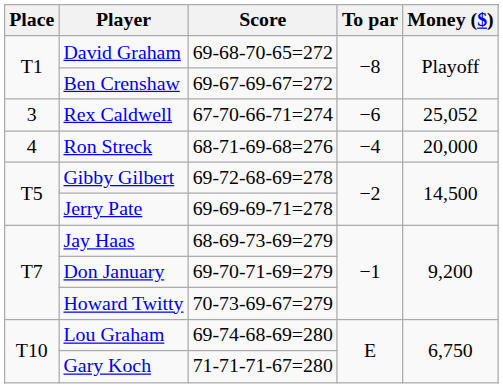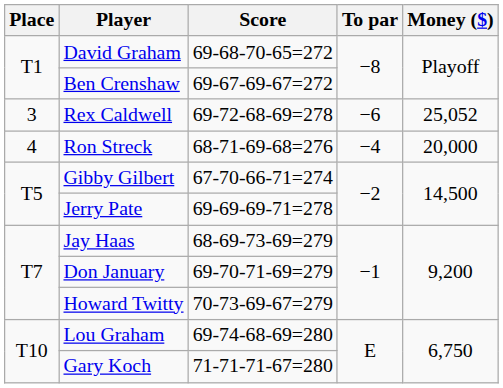(263, 114) 67-70-66-71=274 -> (263, 114) 69-72-68-69=278
(263, 177) 69-72-68-69=278 -> (263, 177) 67-70-66-71=274
